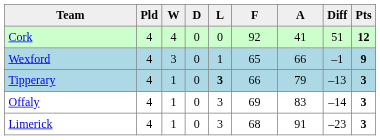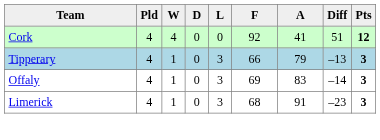- row: (29, 58)
(220, 80) bold -> (220, 58) normal
